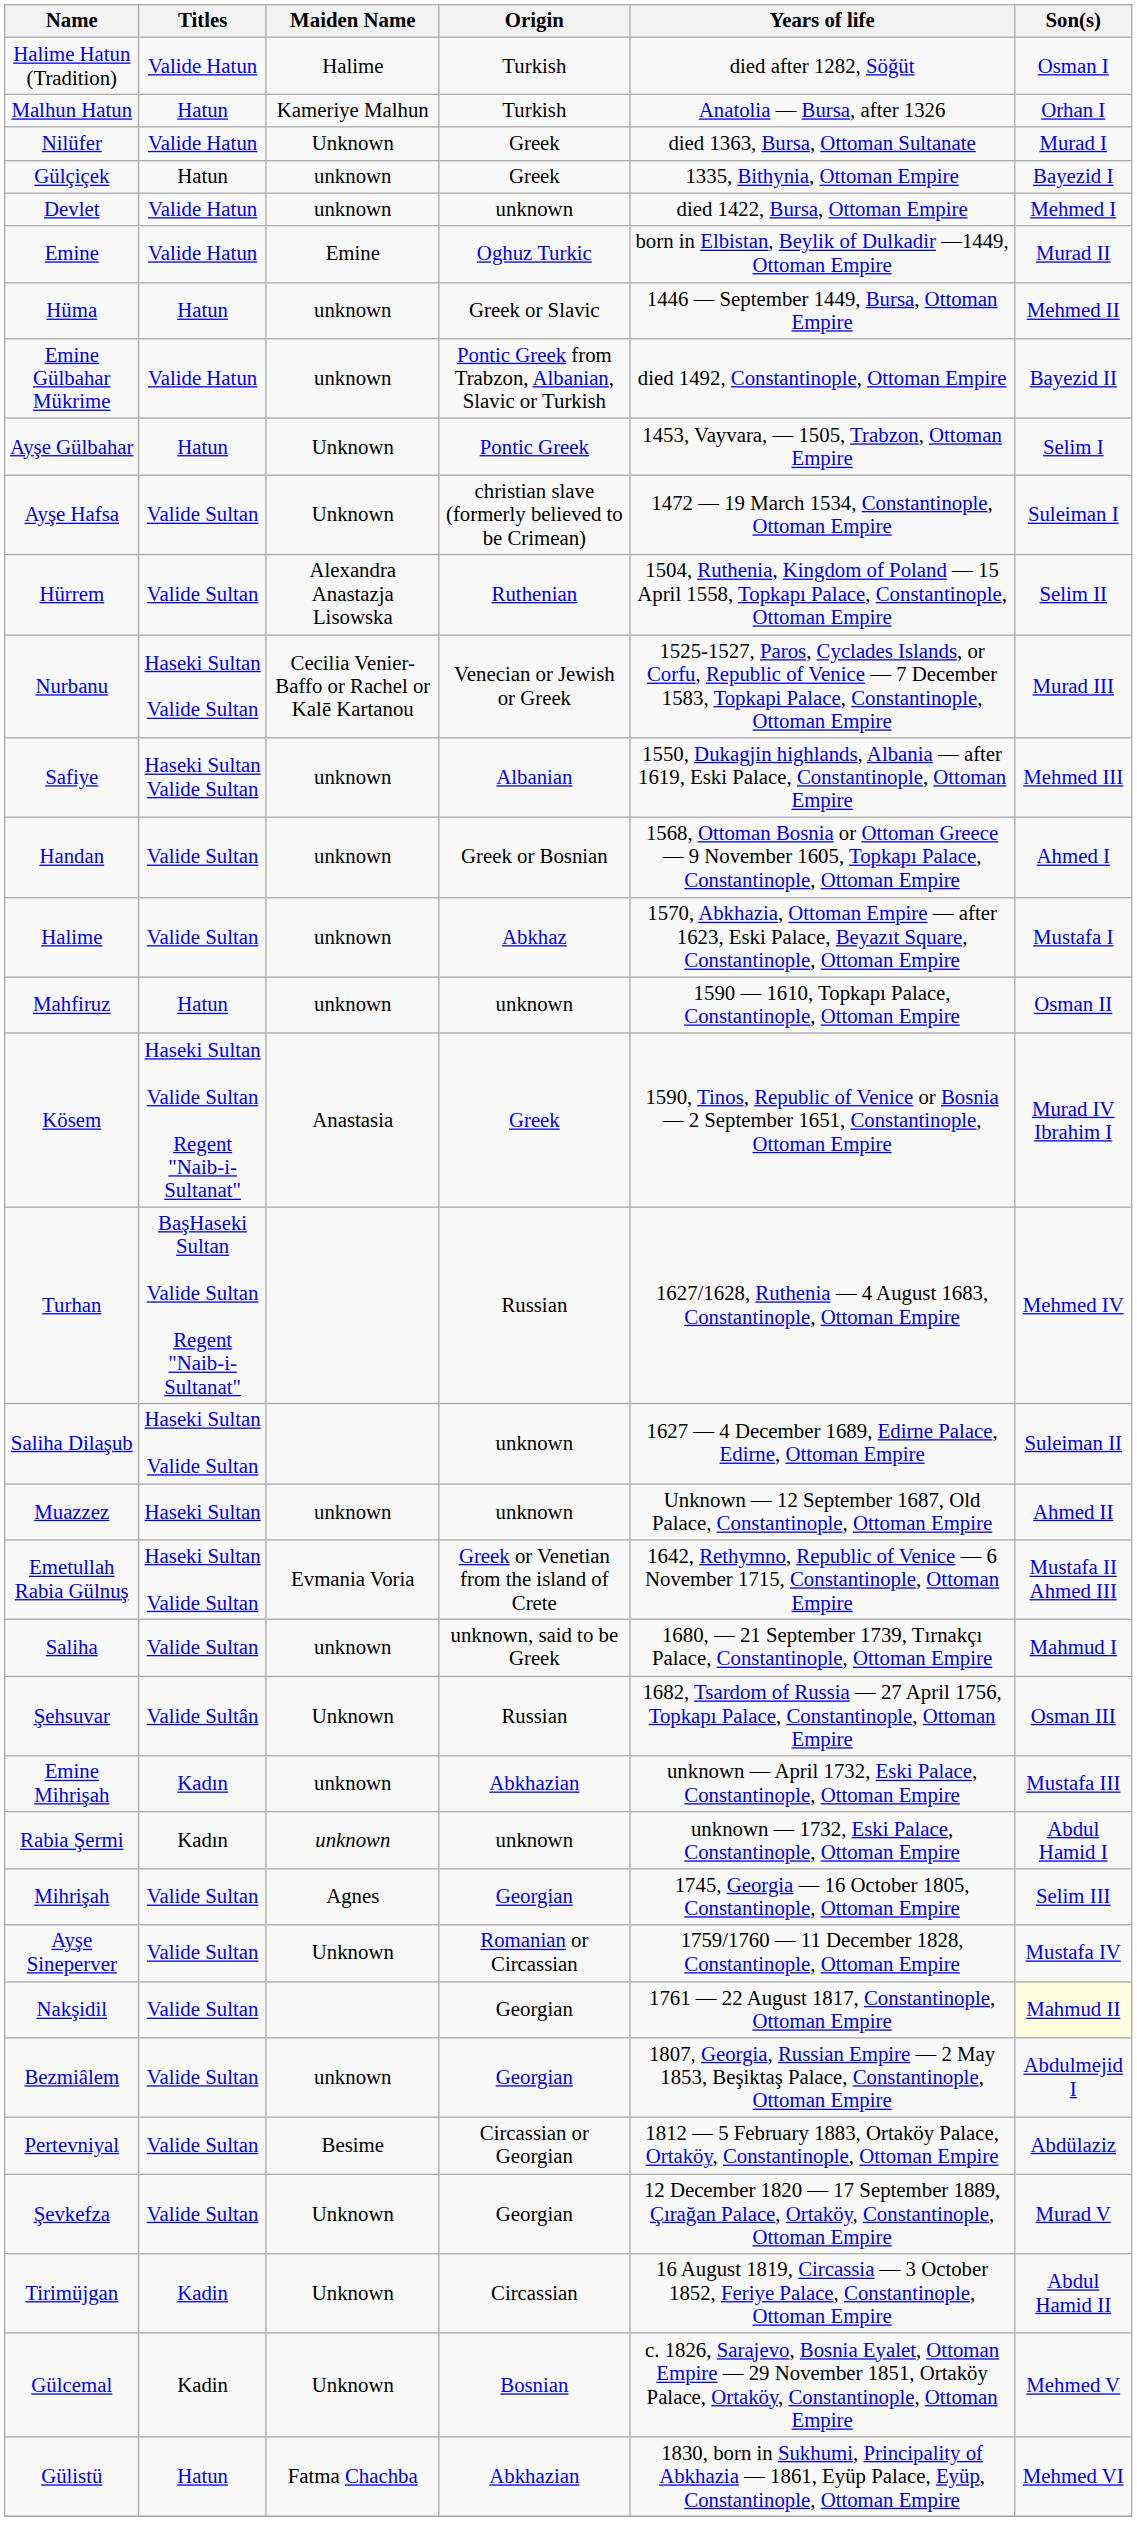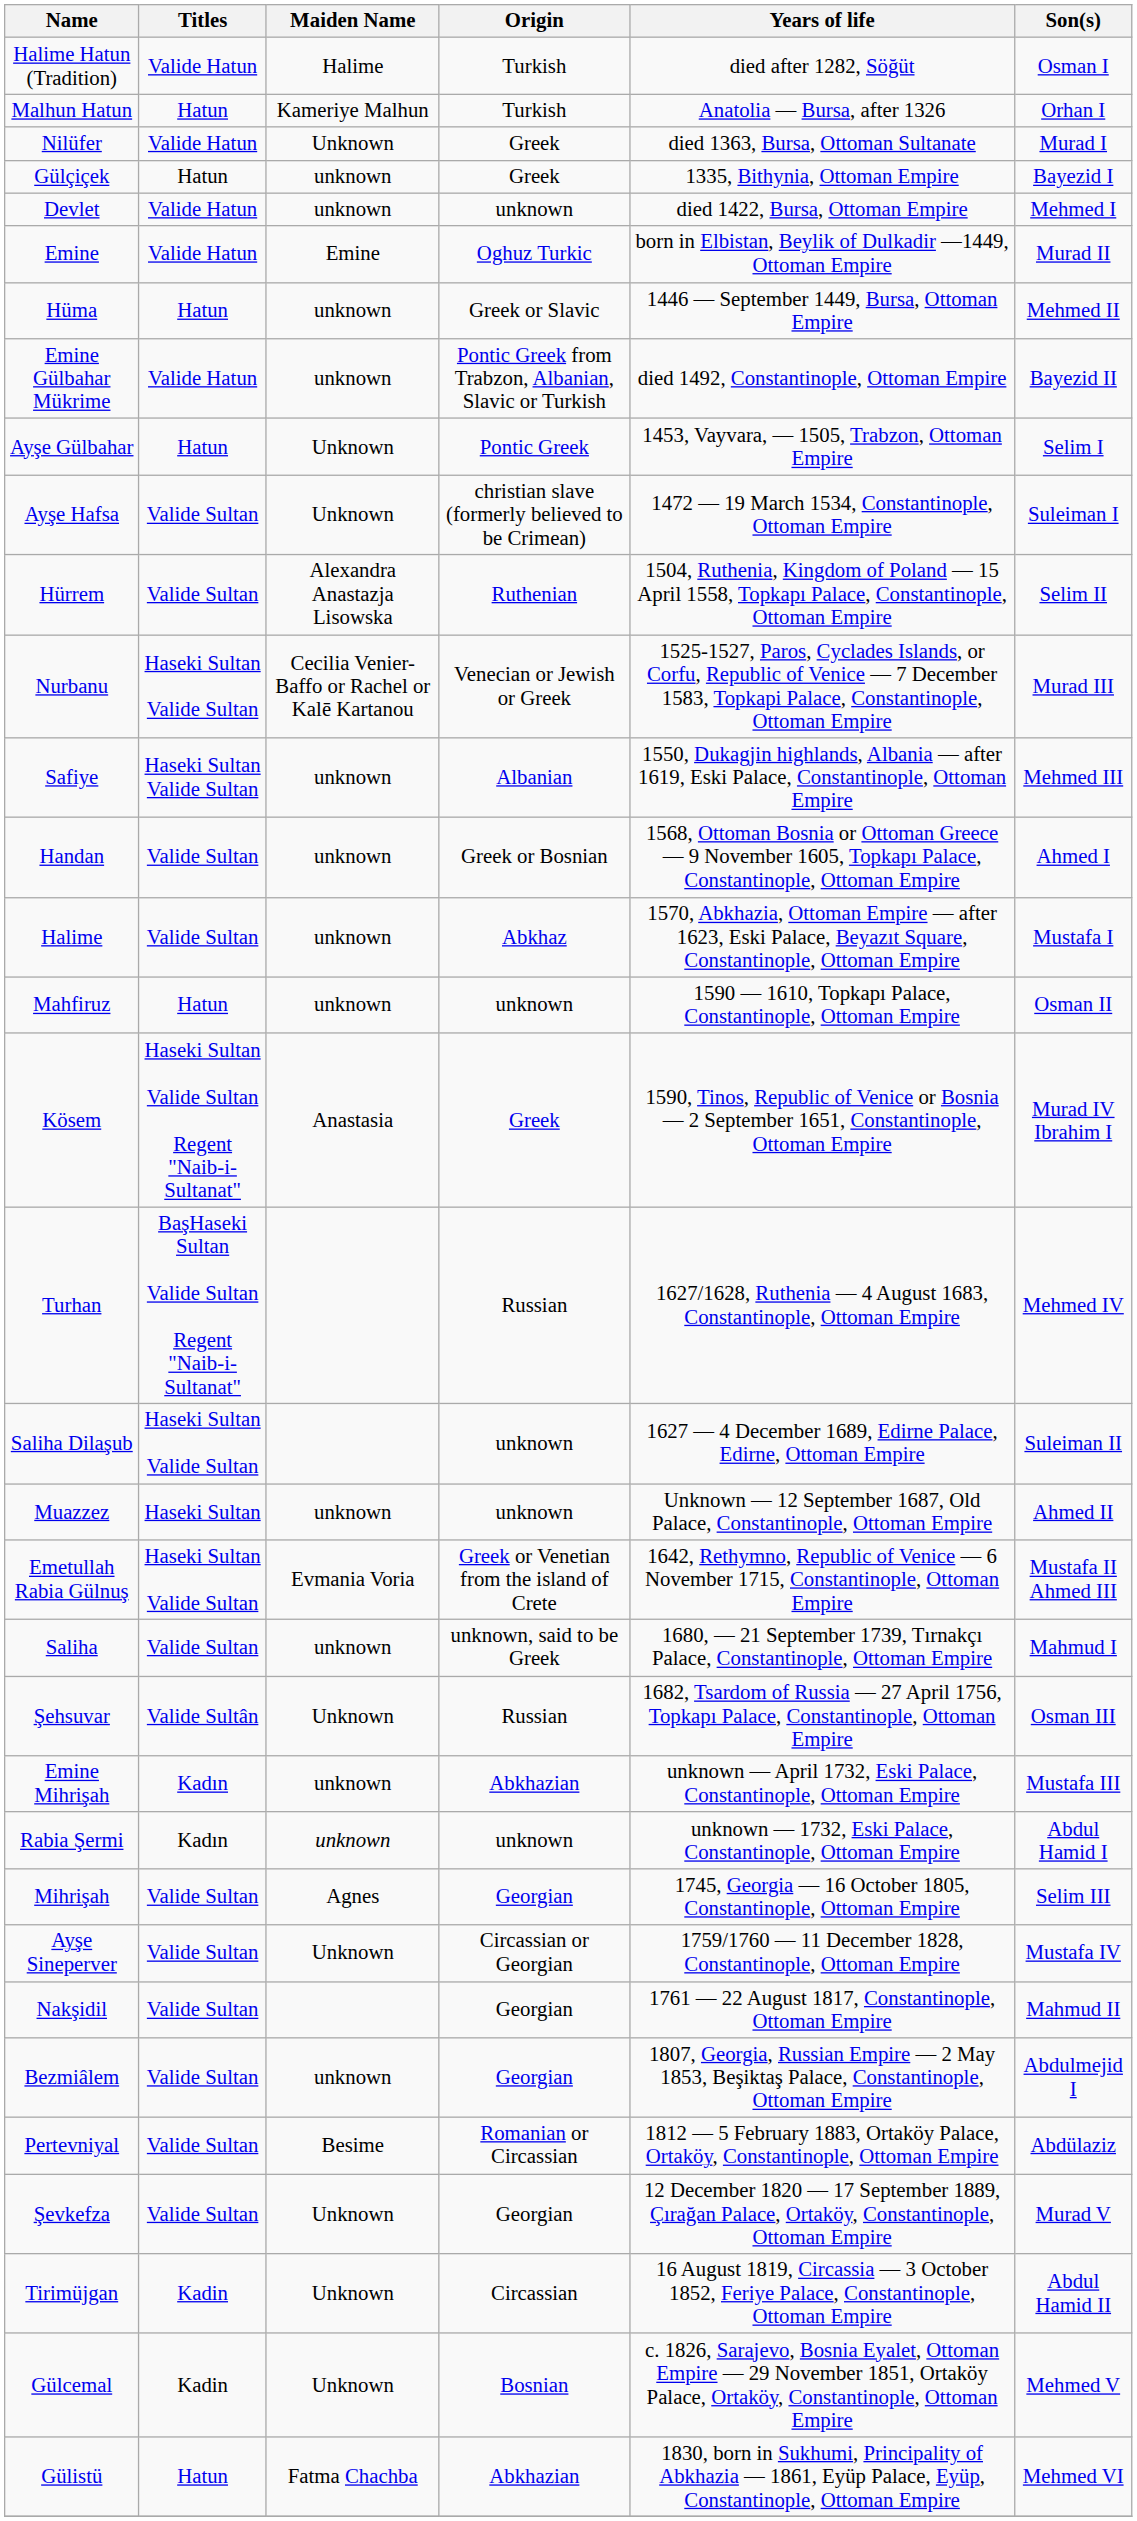(534, 1952) Romanian or Circassian -> (534, 1952) Circassian or Georgian
(1073, 2009) lightyellow background -> (1073, 2009) no background
(534, 2145) Circassian or Georgian -> (534, 2145) Romanian or Circassian
